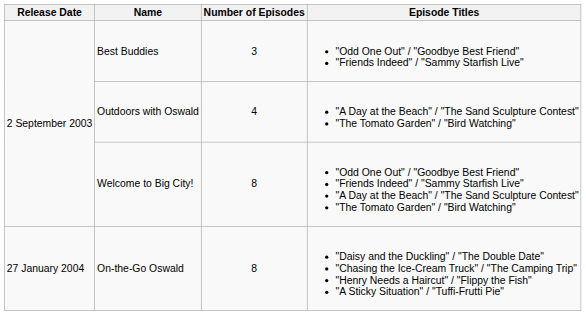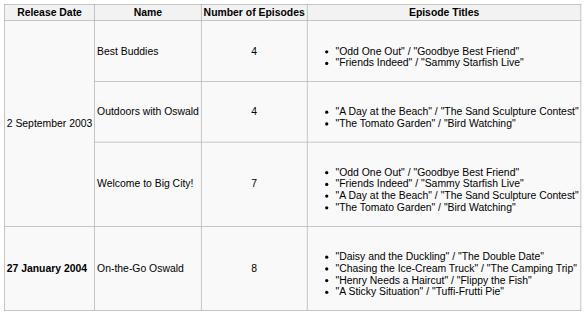(254, 51) 3 -> (254, 51) 4
(254, 184) 8 -> (254, 184) 7
(45, 268) normal -> (47, 268) bold
